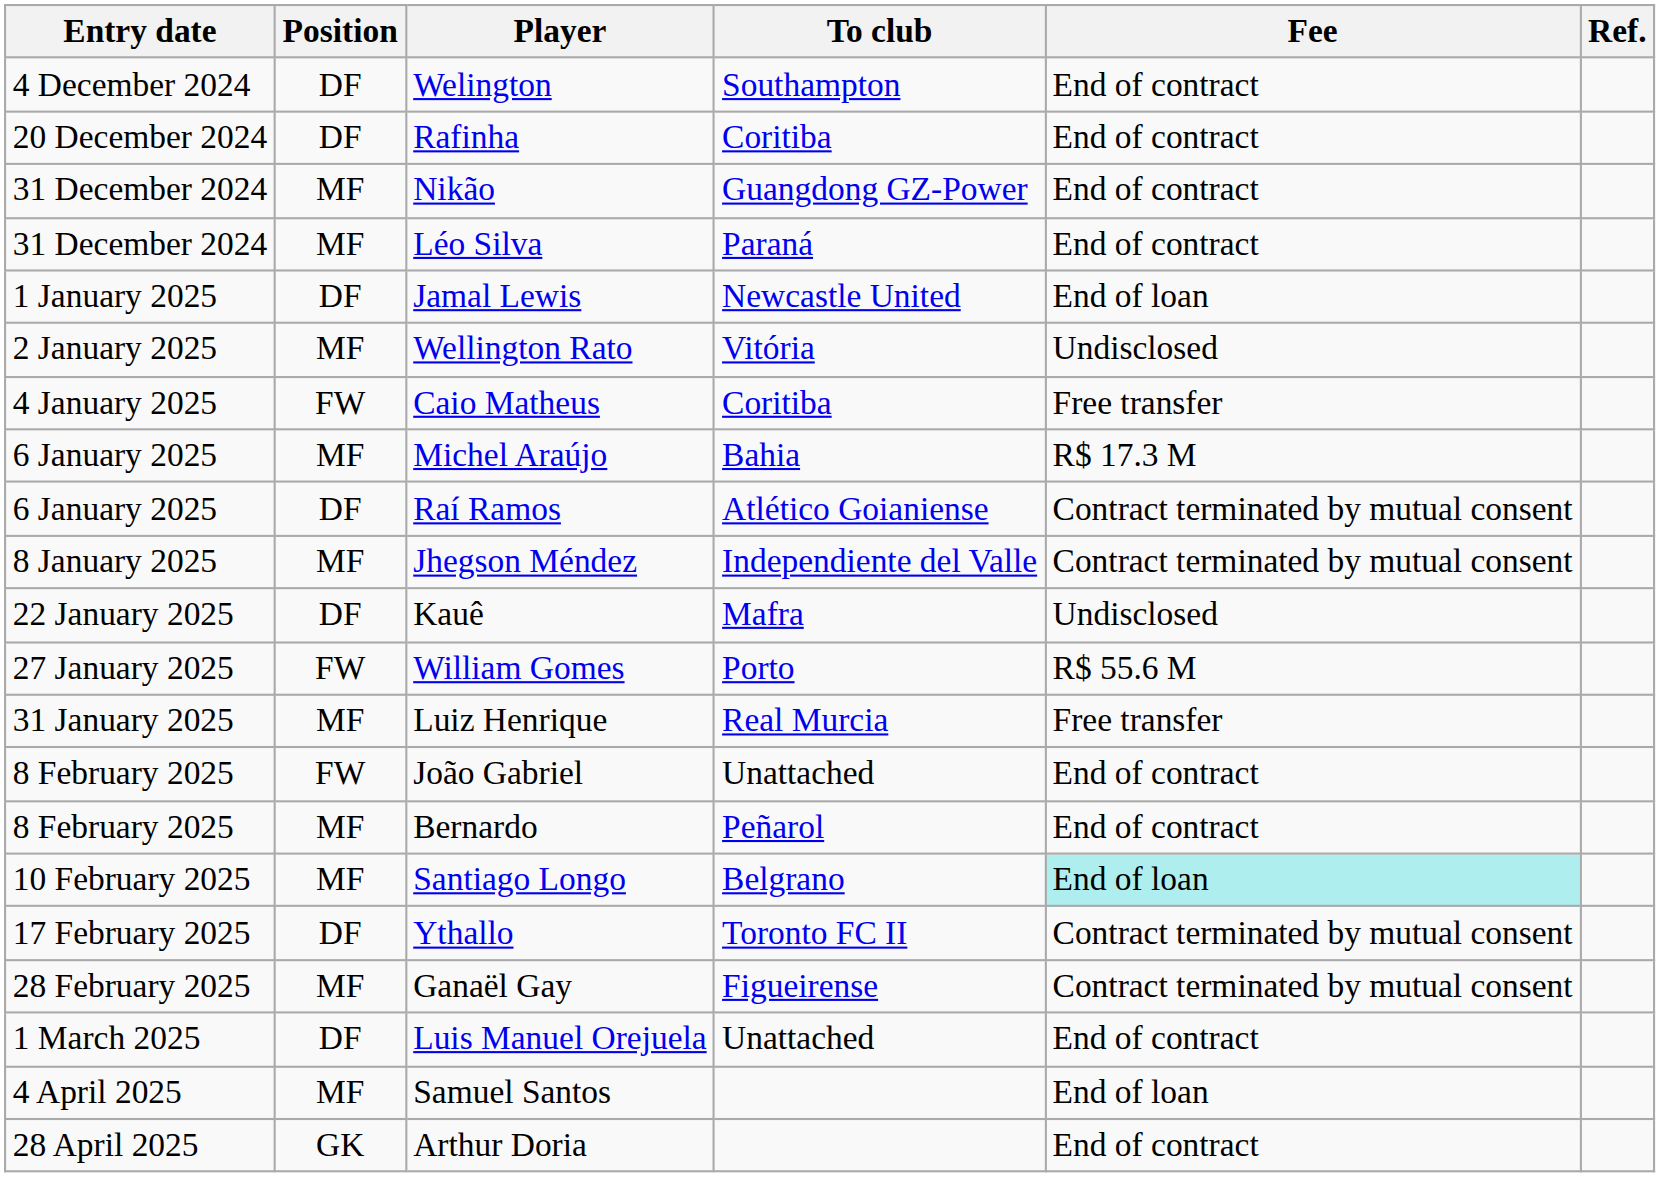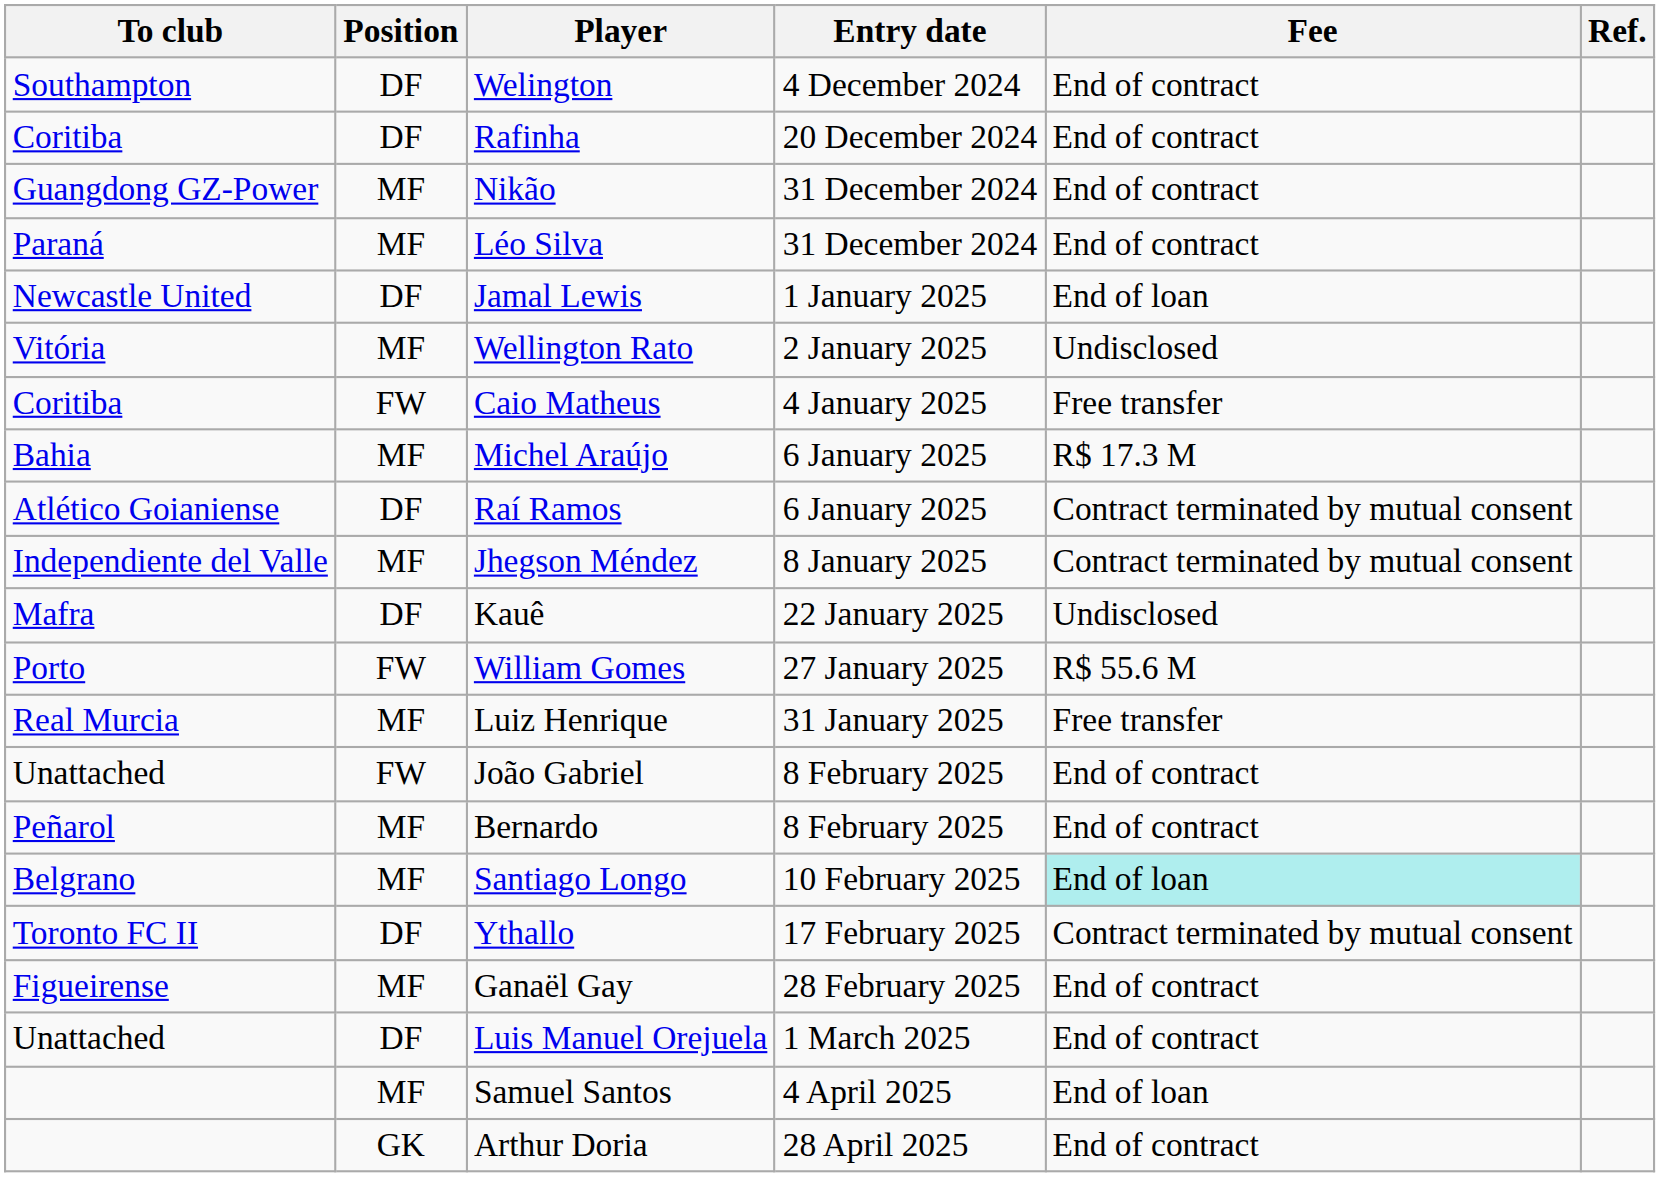columns swapped: (140, 31) <-> (880, 31)
(1313, 985) Contract terminated by mutual consent -> (1156, 985) End of contract
